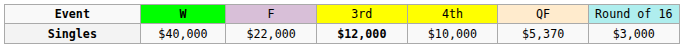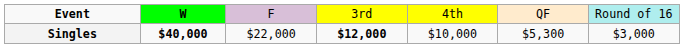(183, 34) normal -> (183, 34) bold
(543, 34) $5,370 -> (543, 34) $5,300
